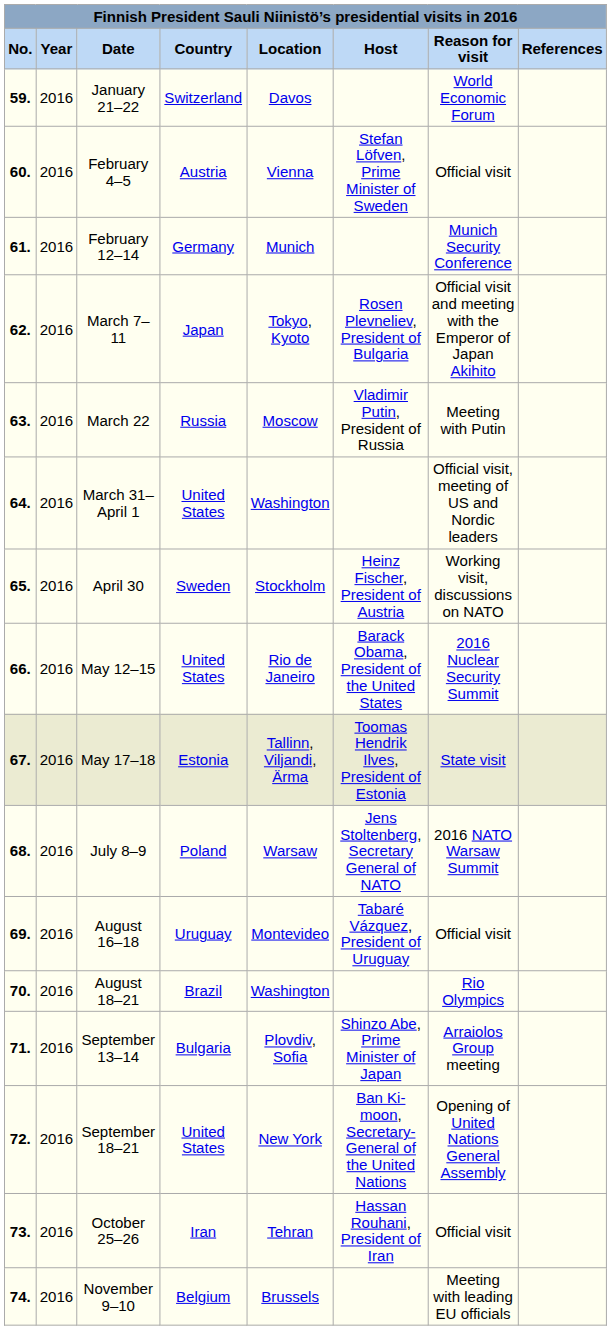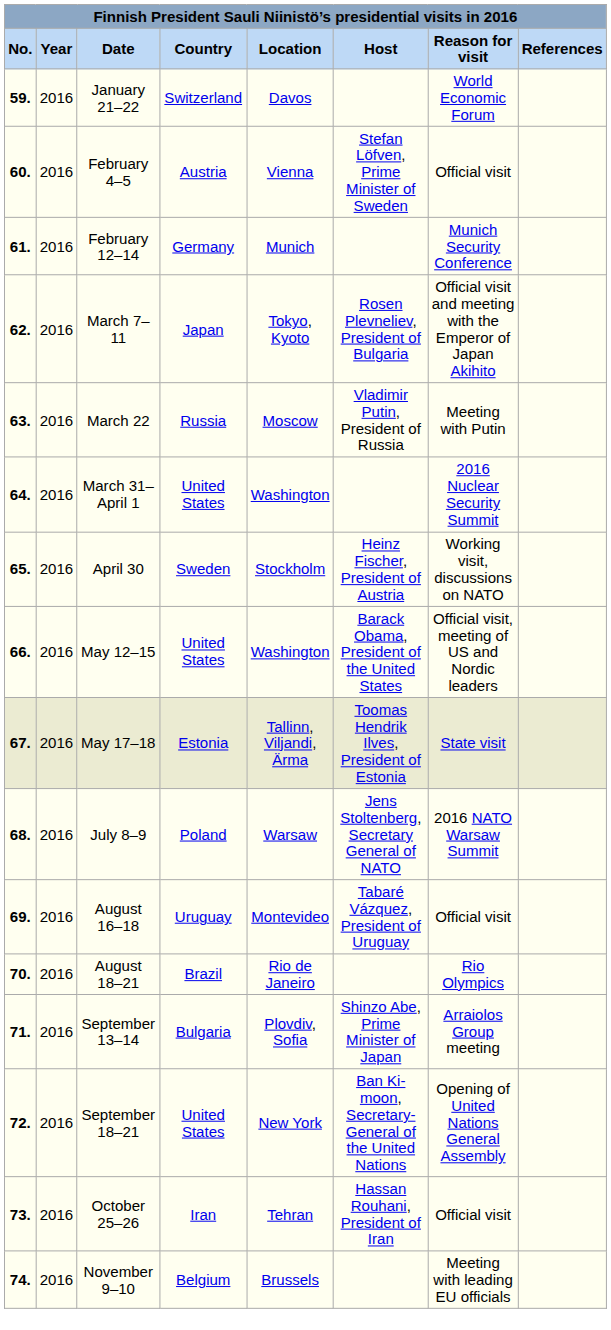(473, 503) Official visit, meeting of US and Nordic leaders -> (473, 495) 2016 Nuclear Security Summit
(290, 669) Rio de Janeiro -> (290, 652) Washington
(473, 669) 2016 Nuclear Security Summit -> (473, 652) Official visit, meeting of US and Nordic leaders
(290, 991) Washington -> (290, 974) Rio de Janeiro
